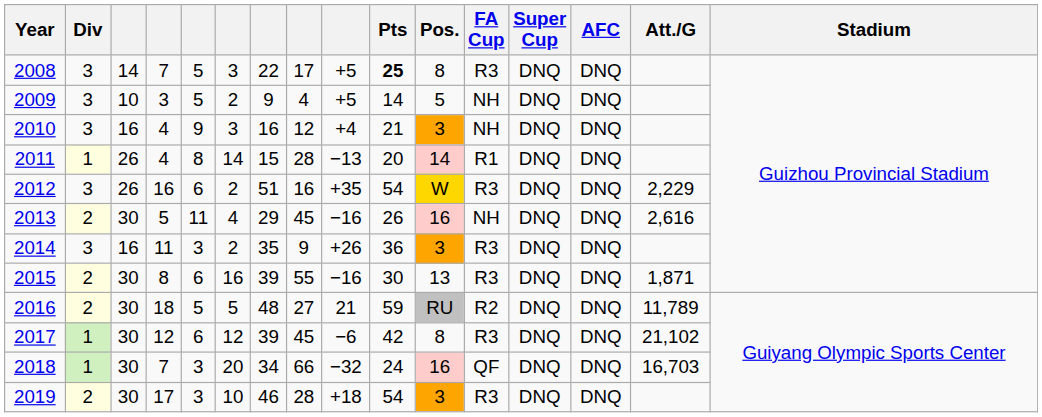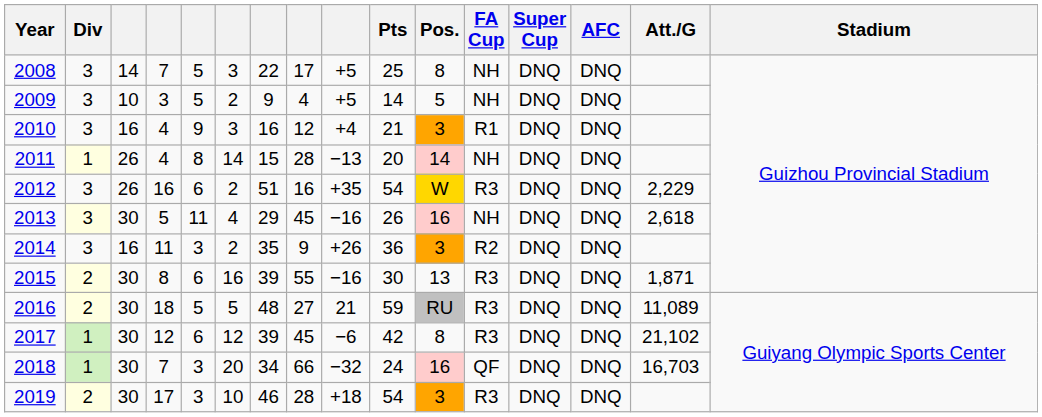(393, 70) bold -> (393, 70) normal
(486, 70) R3 -> (486, 70) NH
(486, 129) NH -> (486, 129) R1
(486, 159) R1 -> (486, 159) NH
(88, 218) 2 -> (88, 218) 3
(671, 218) 2,616 -> (671, 218) 2,618
(486, 248) R3 -> (486, 248) R2
(486, 307) R2 -> (486, 307) R3
(671, 307) 11,789 -> (671, 307) 11,089
